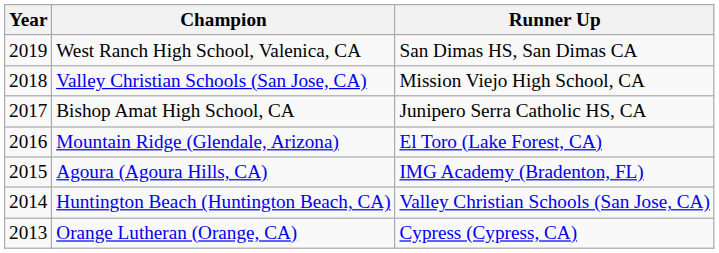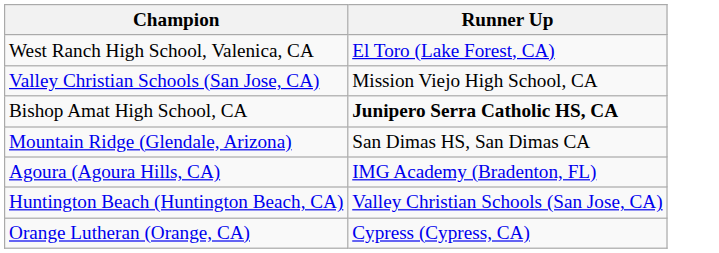- column: (28, 19)
(518, 50) San Dimas HS, San Dimas CA -> (453, 50) El Toro (Lake Forest, CA)
(523, 111) normal -> (485, 111) bold
(501, 141) El Toro (Lake Forest, CA) -> (471, 141) San Dimas HS, San Dimas CA
